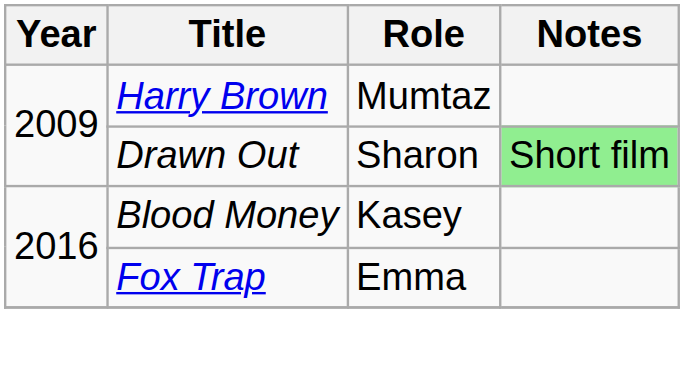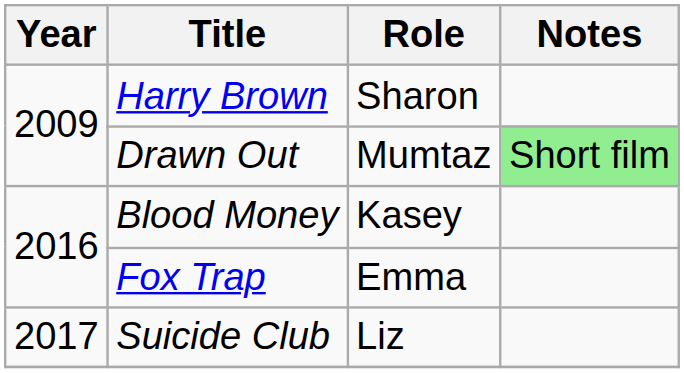(424, 95) Mumtaz -> (417, 95) Sharon
(417, 155) Sharon -> (424, 155) Mumtaz
+ row: (223, 336)
